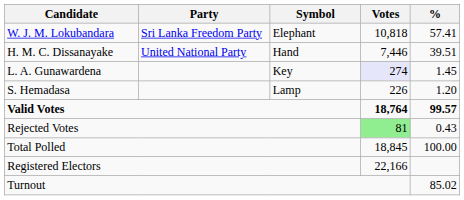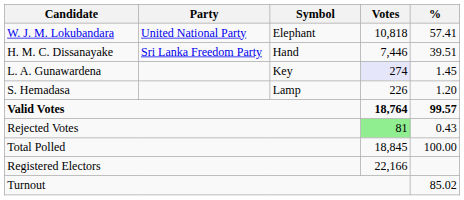(202, 33) Sri Lanka Freedom Party -> (194, 33) United National Party
(194, 52) United National Party -> (202, 52) Sri Lanka Freedom Party
